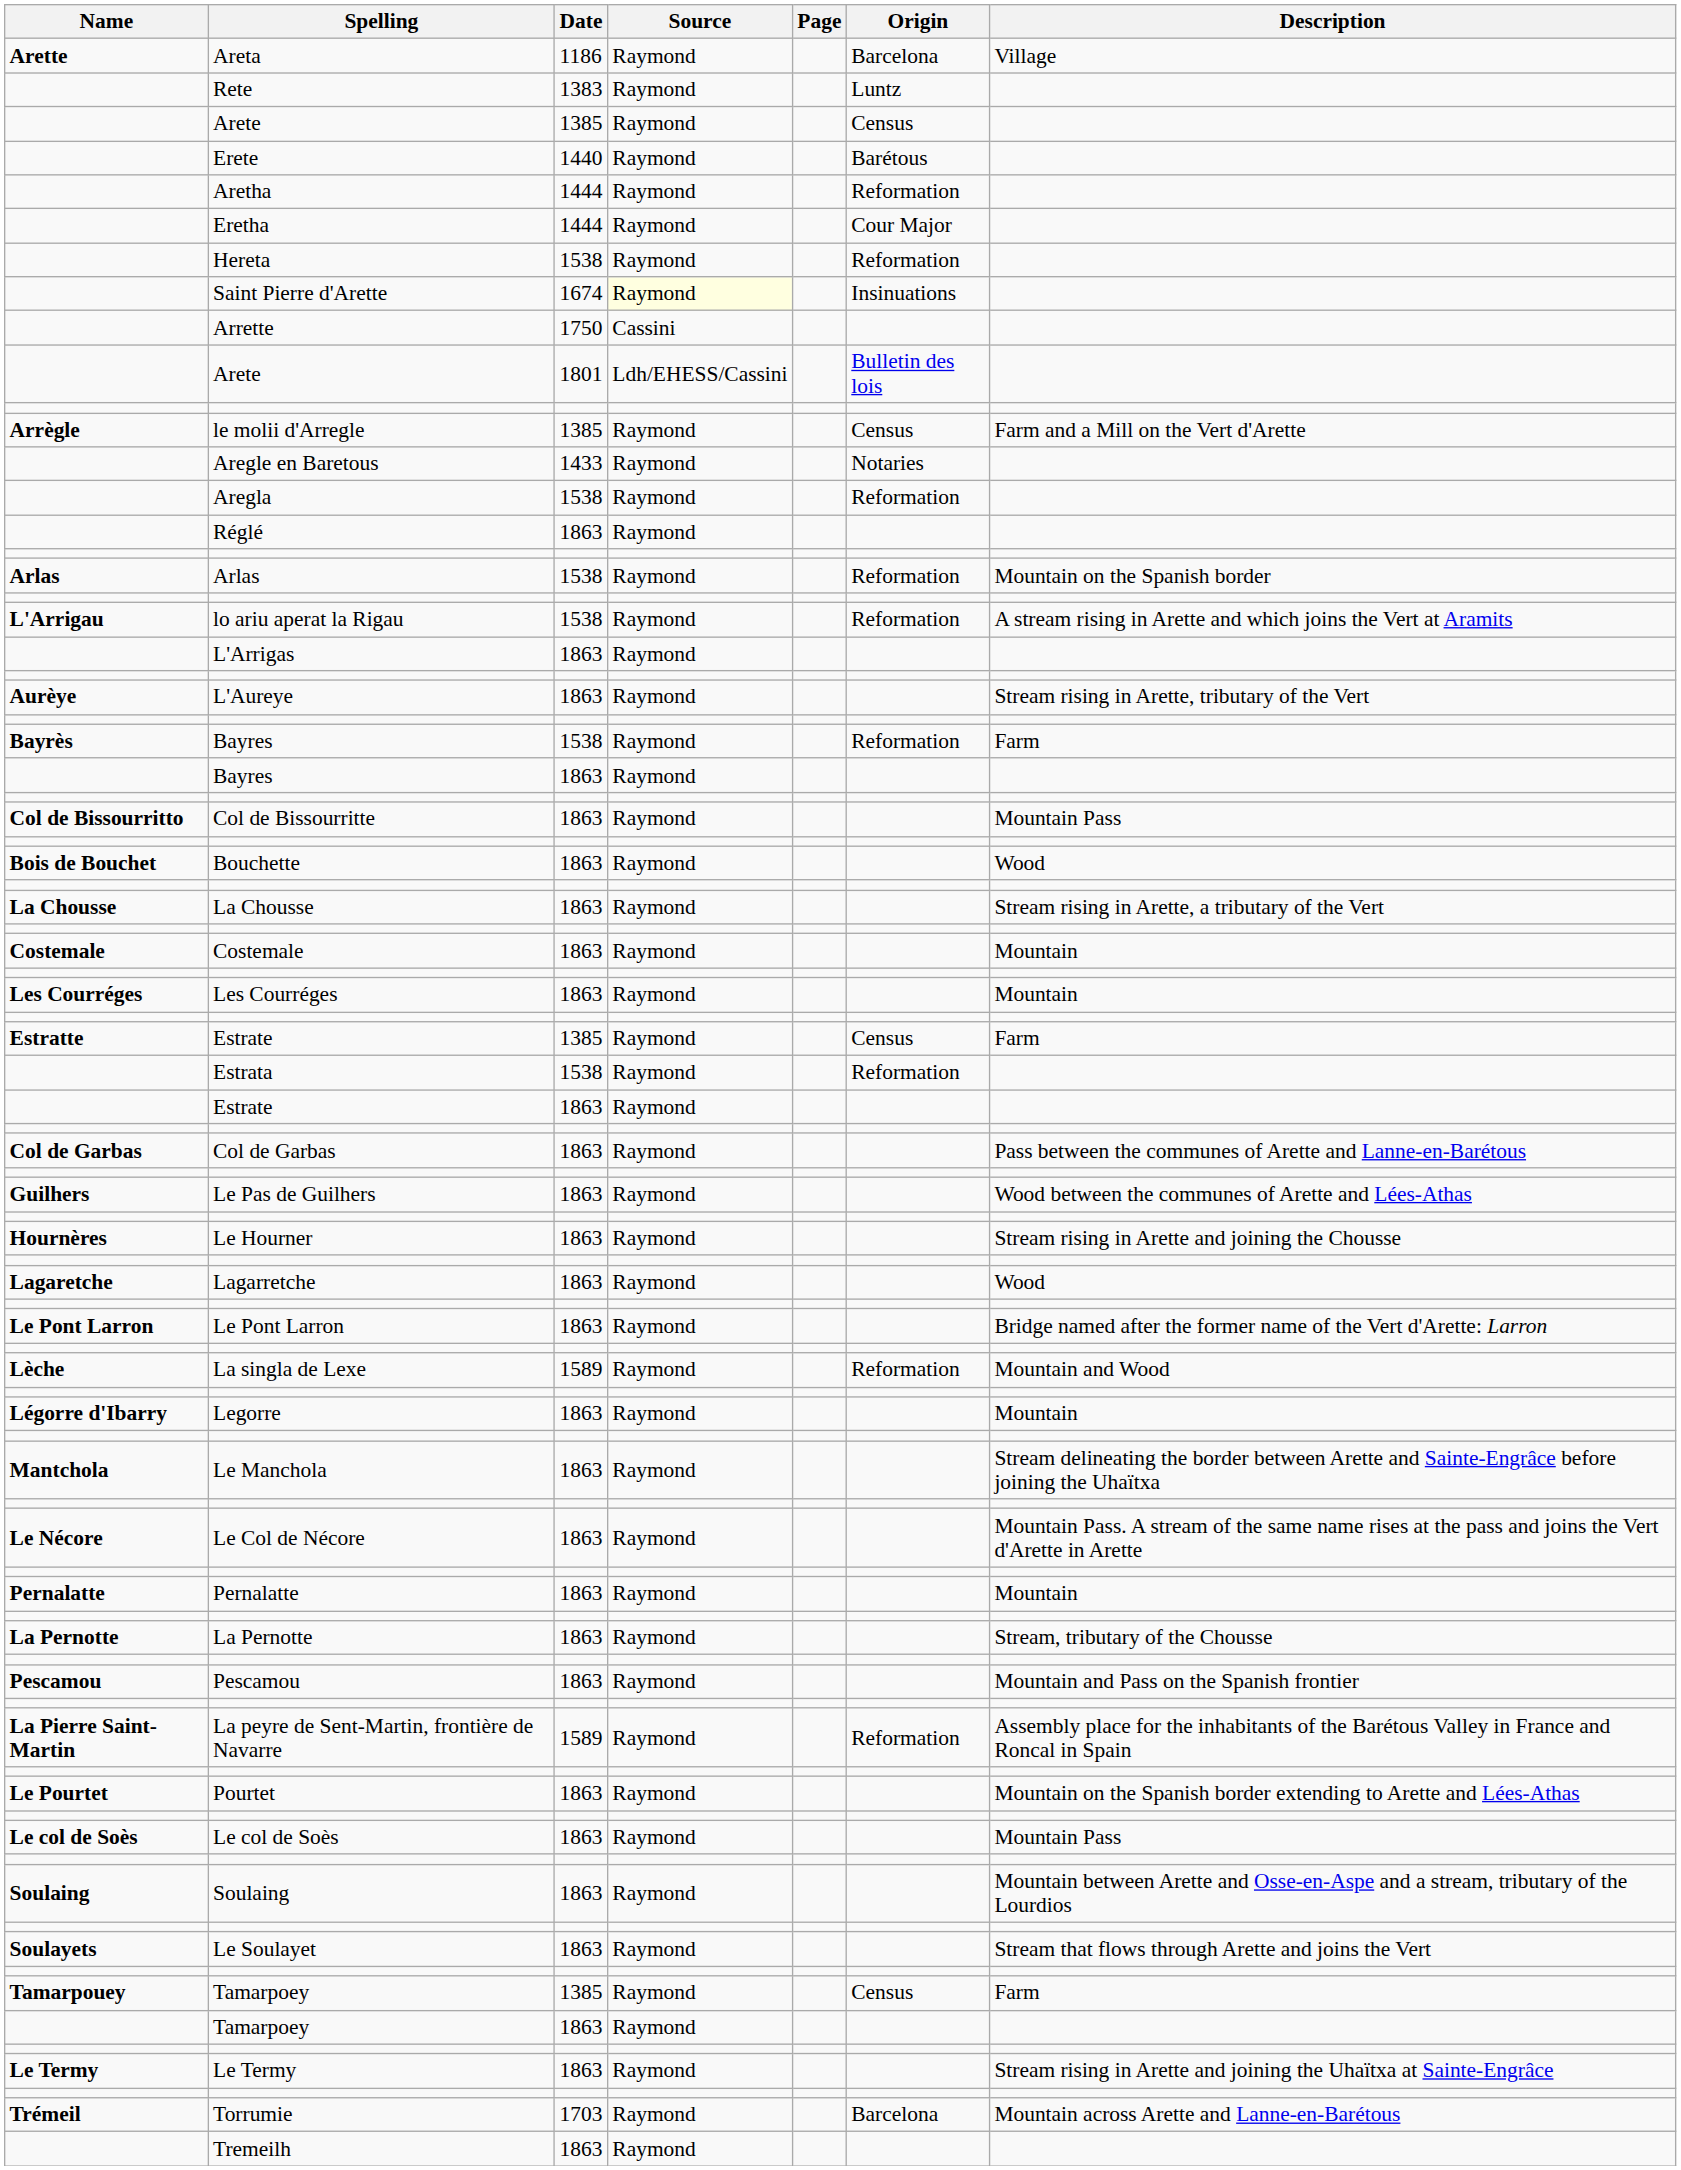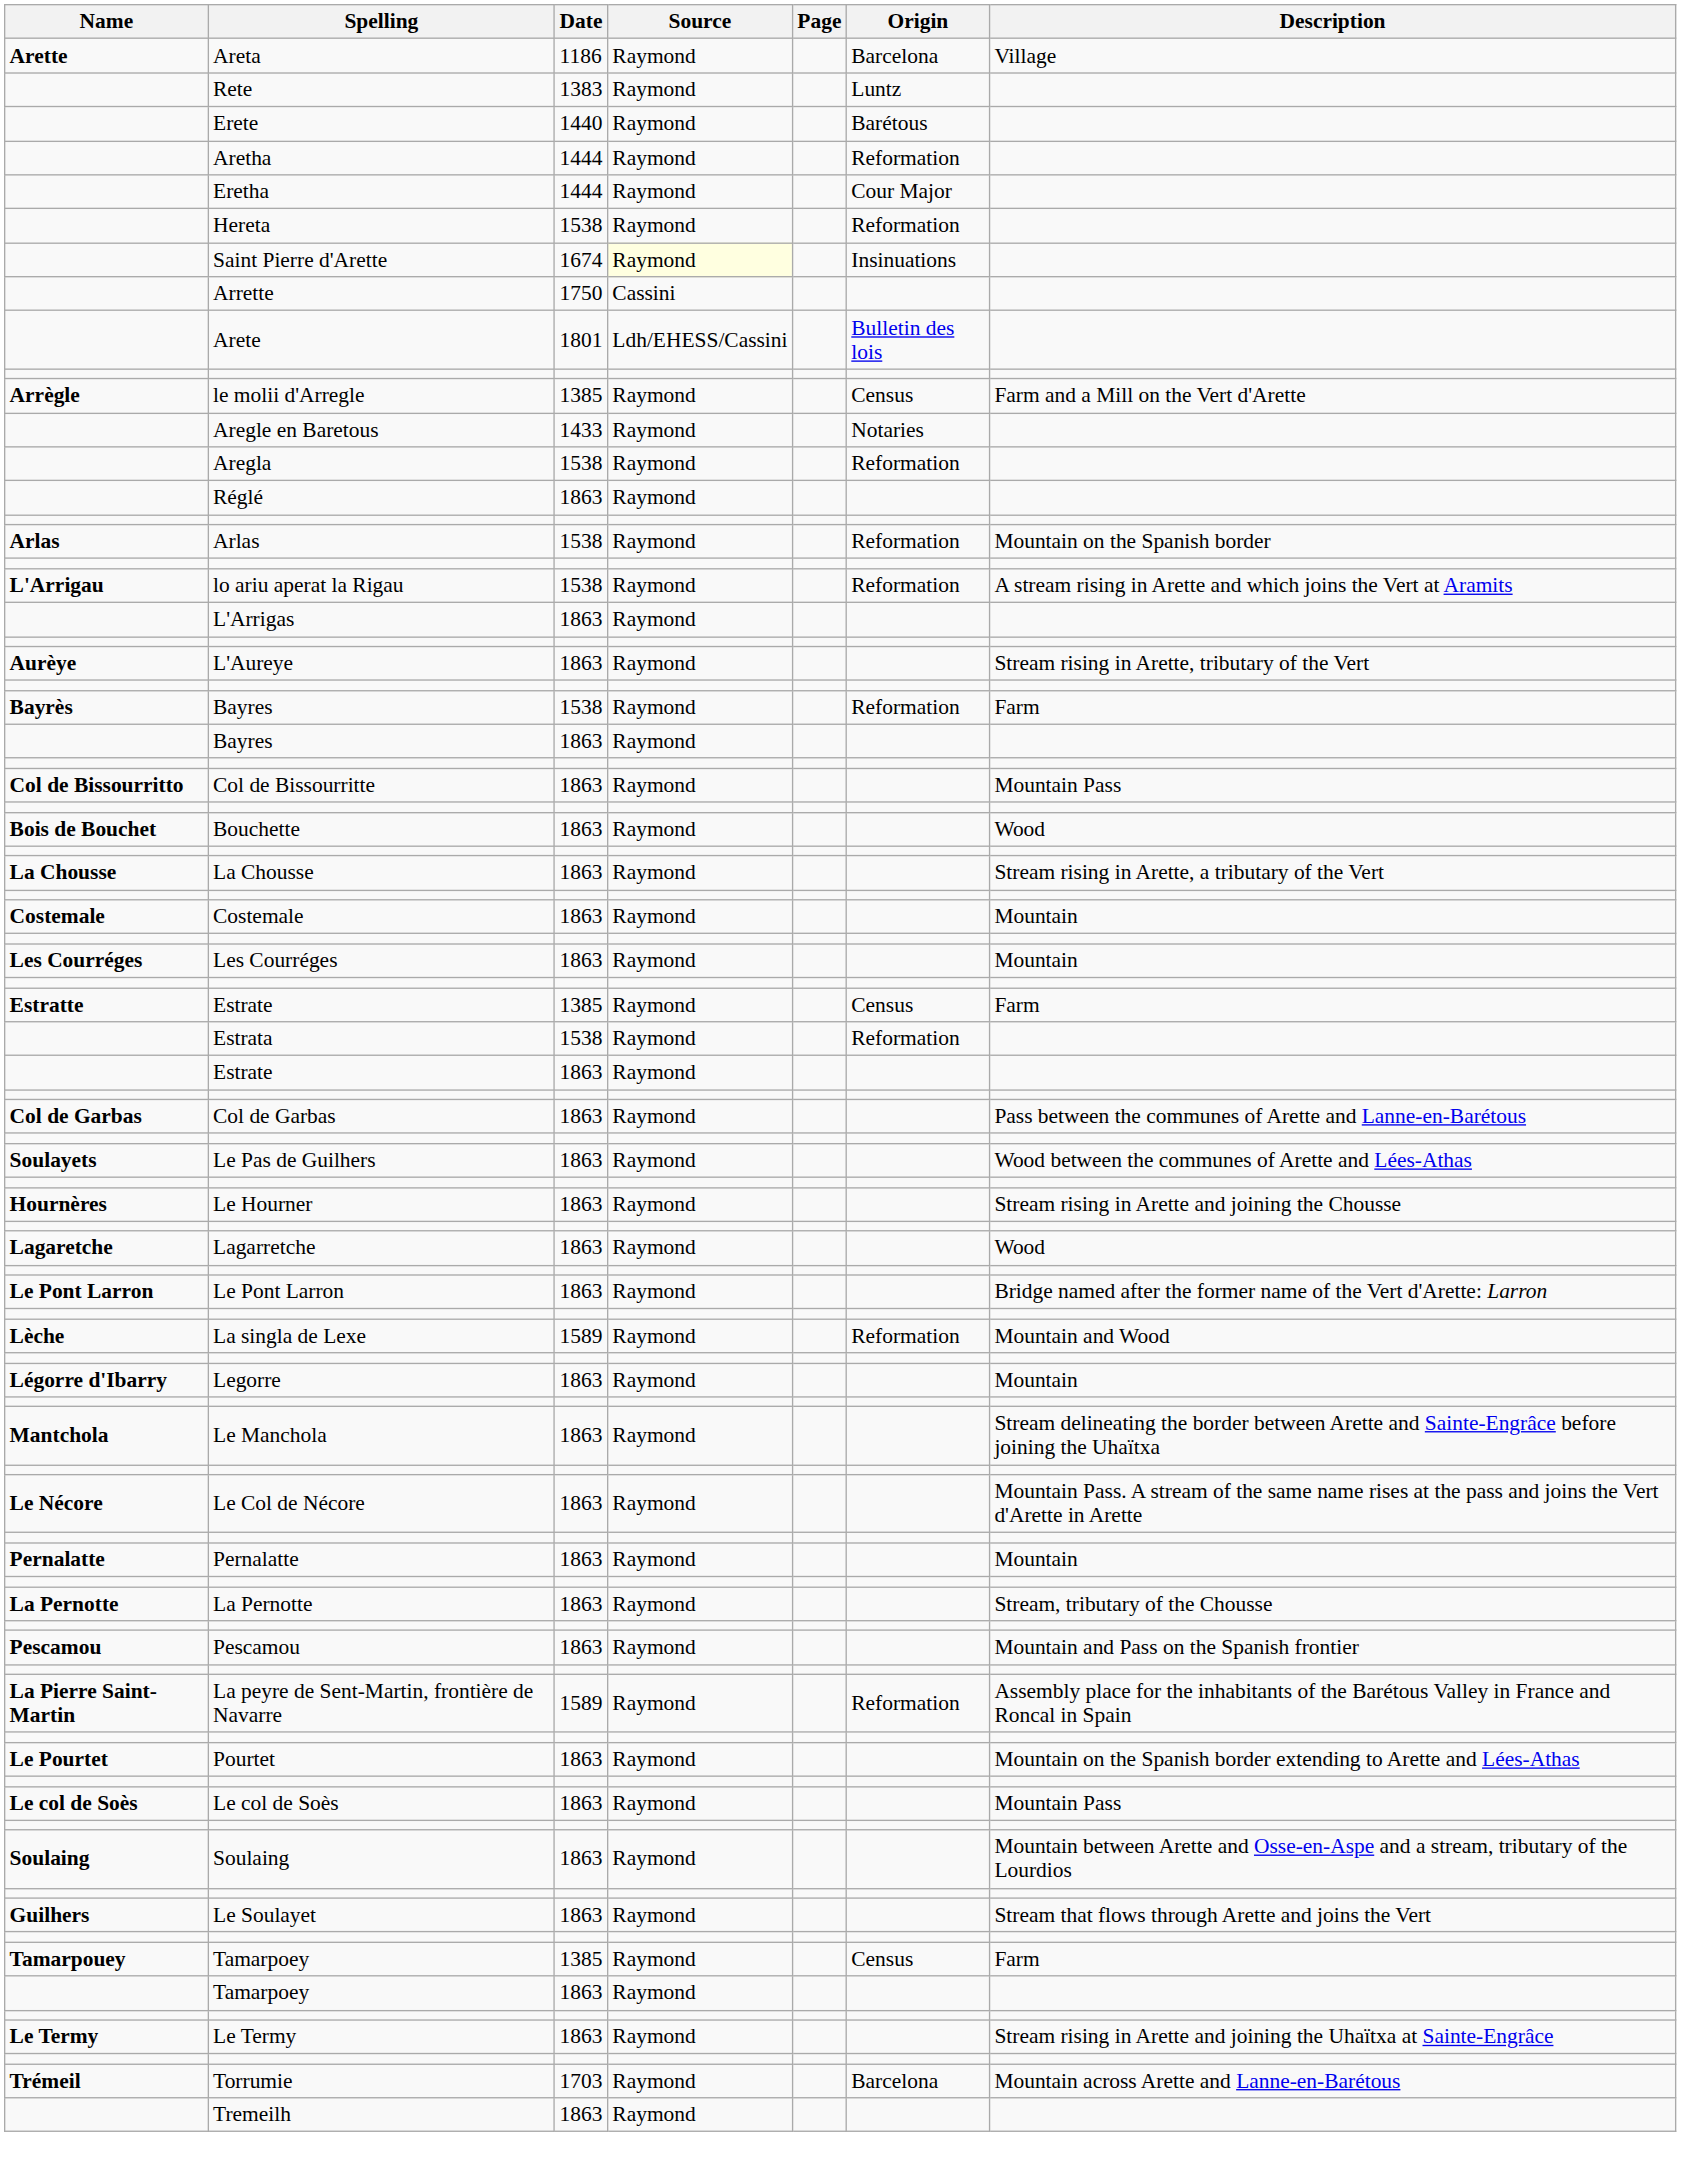- row: (237, 123)
(50, 1194) Guilhers -> (53, 1160) Soulayets
(53, 1948) Soulayets -> (50, 1914) Guilhers
